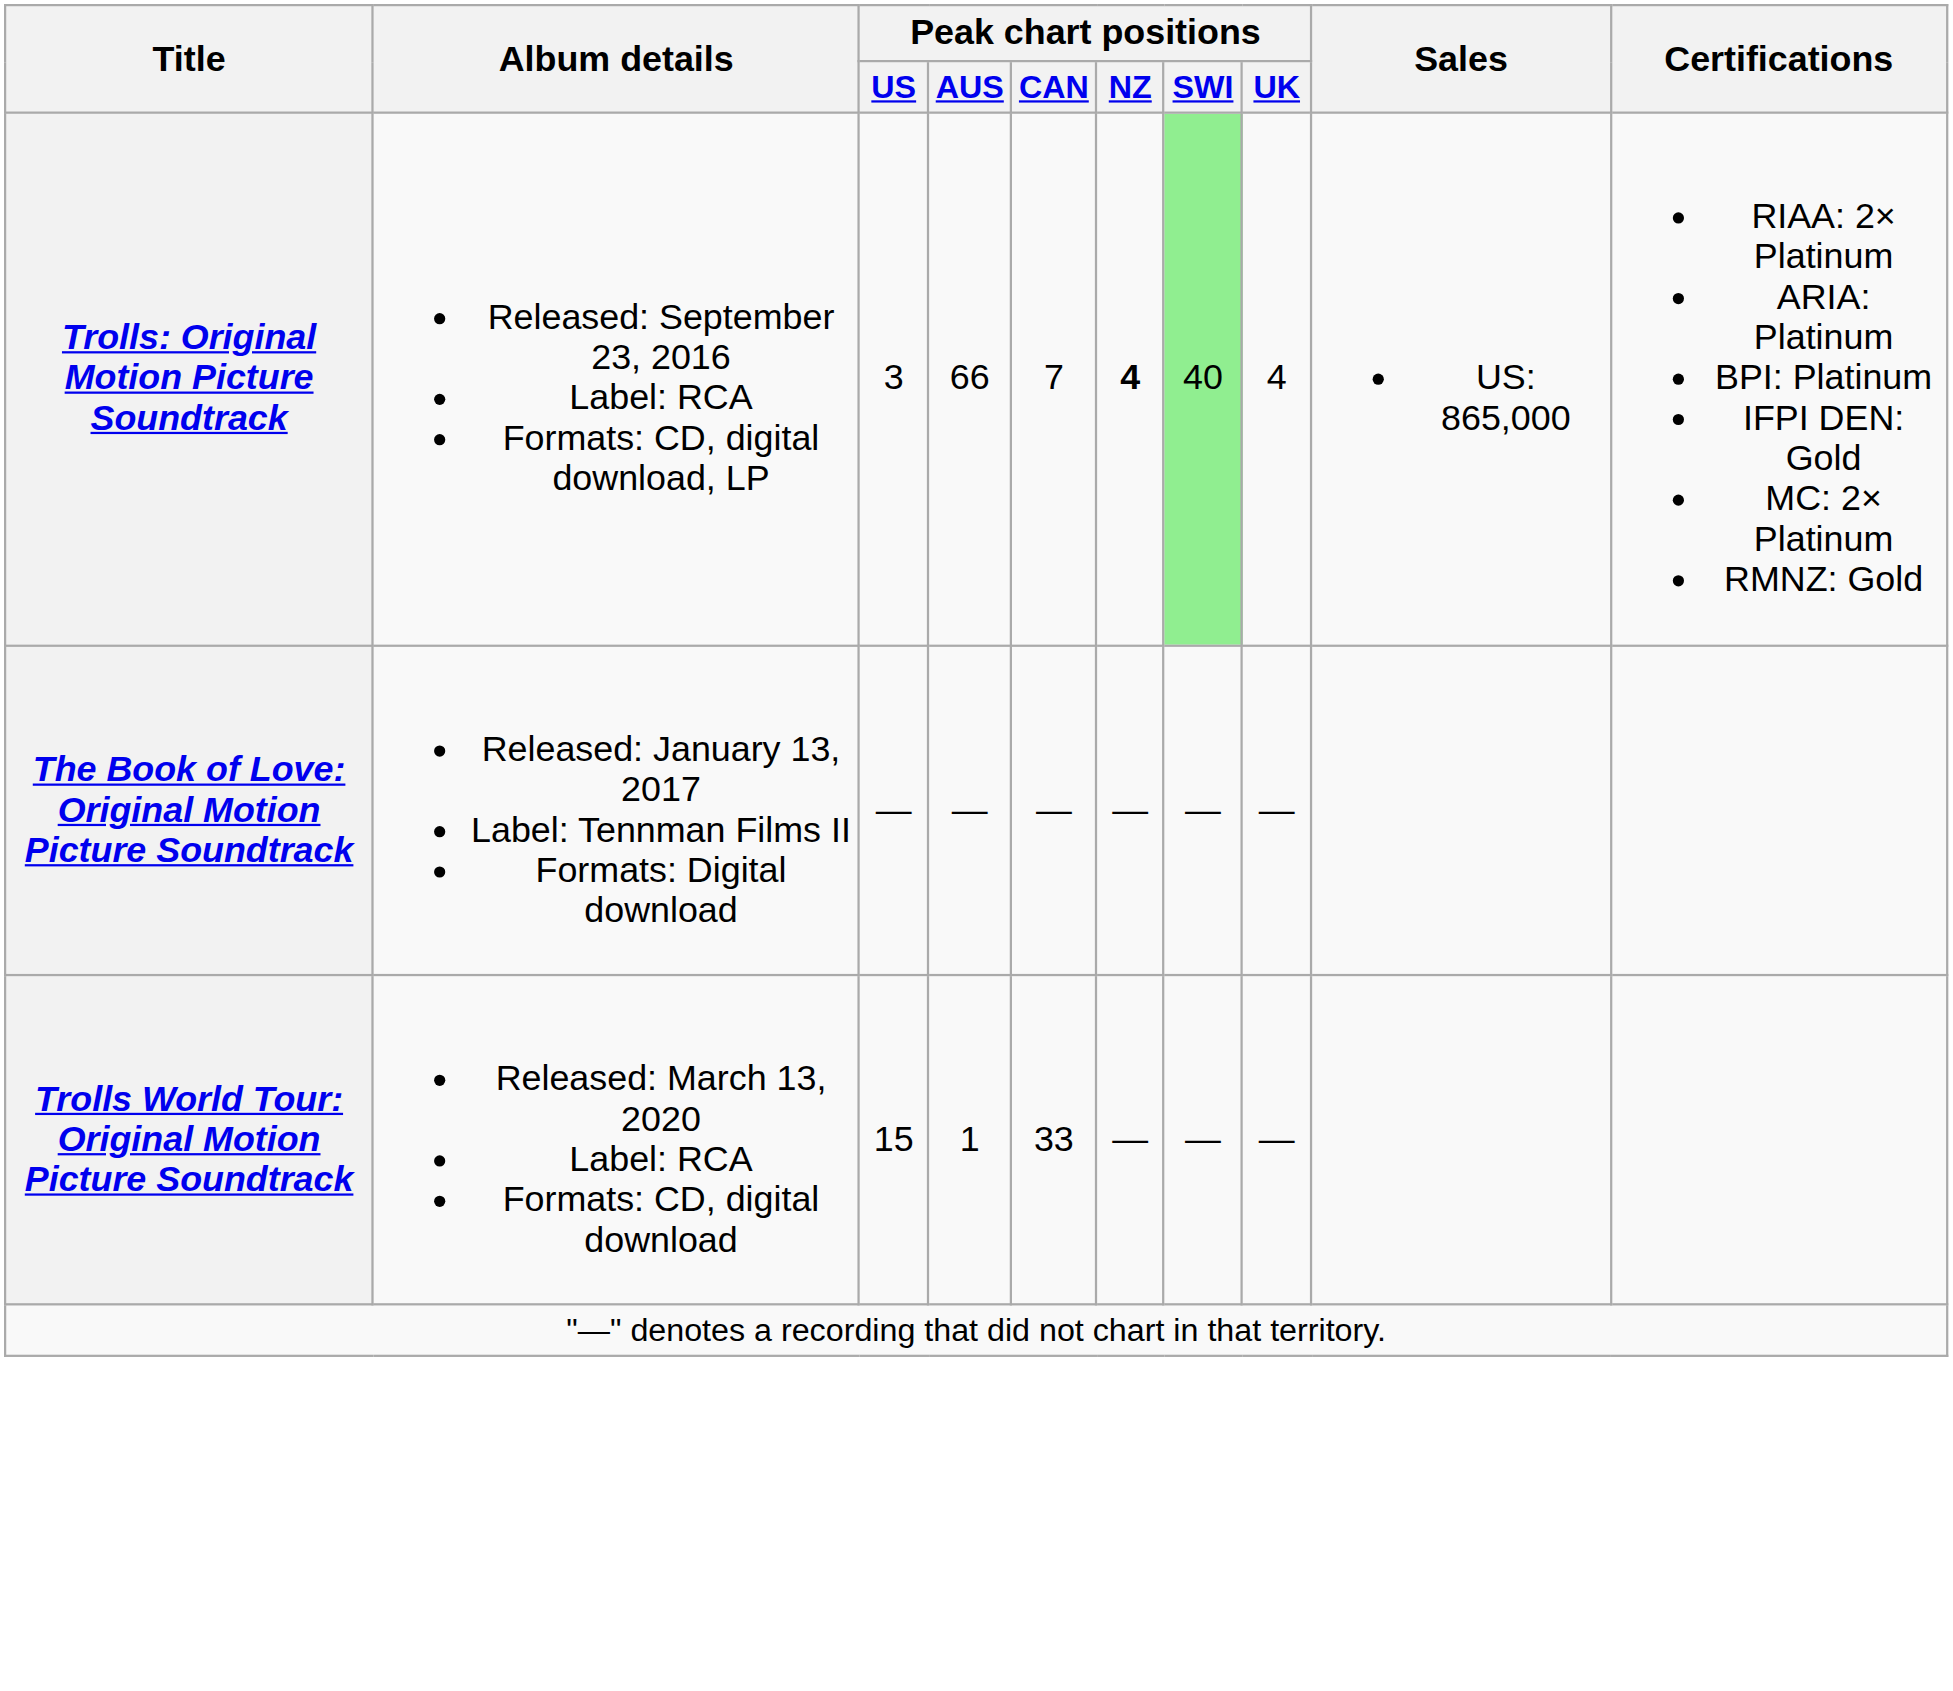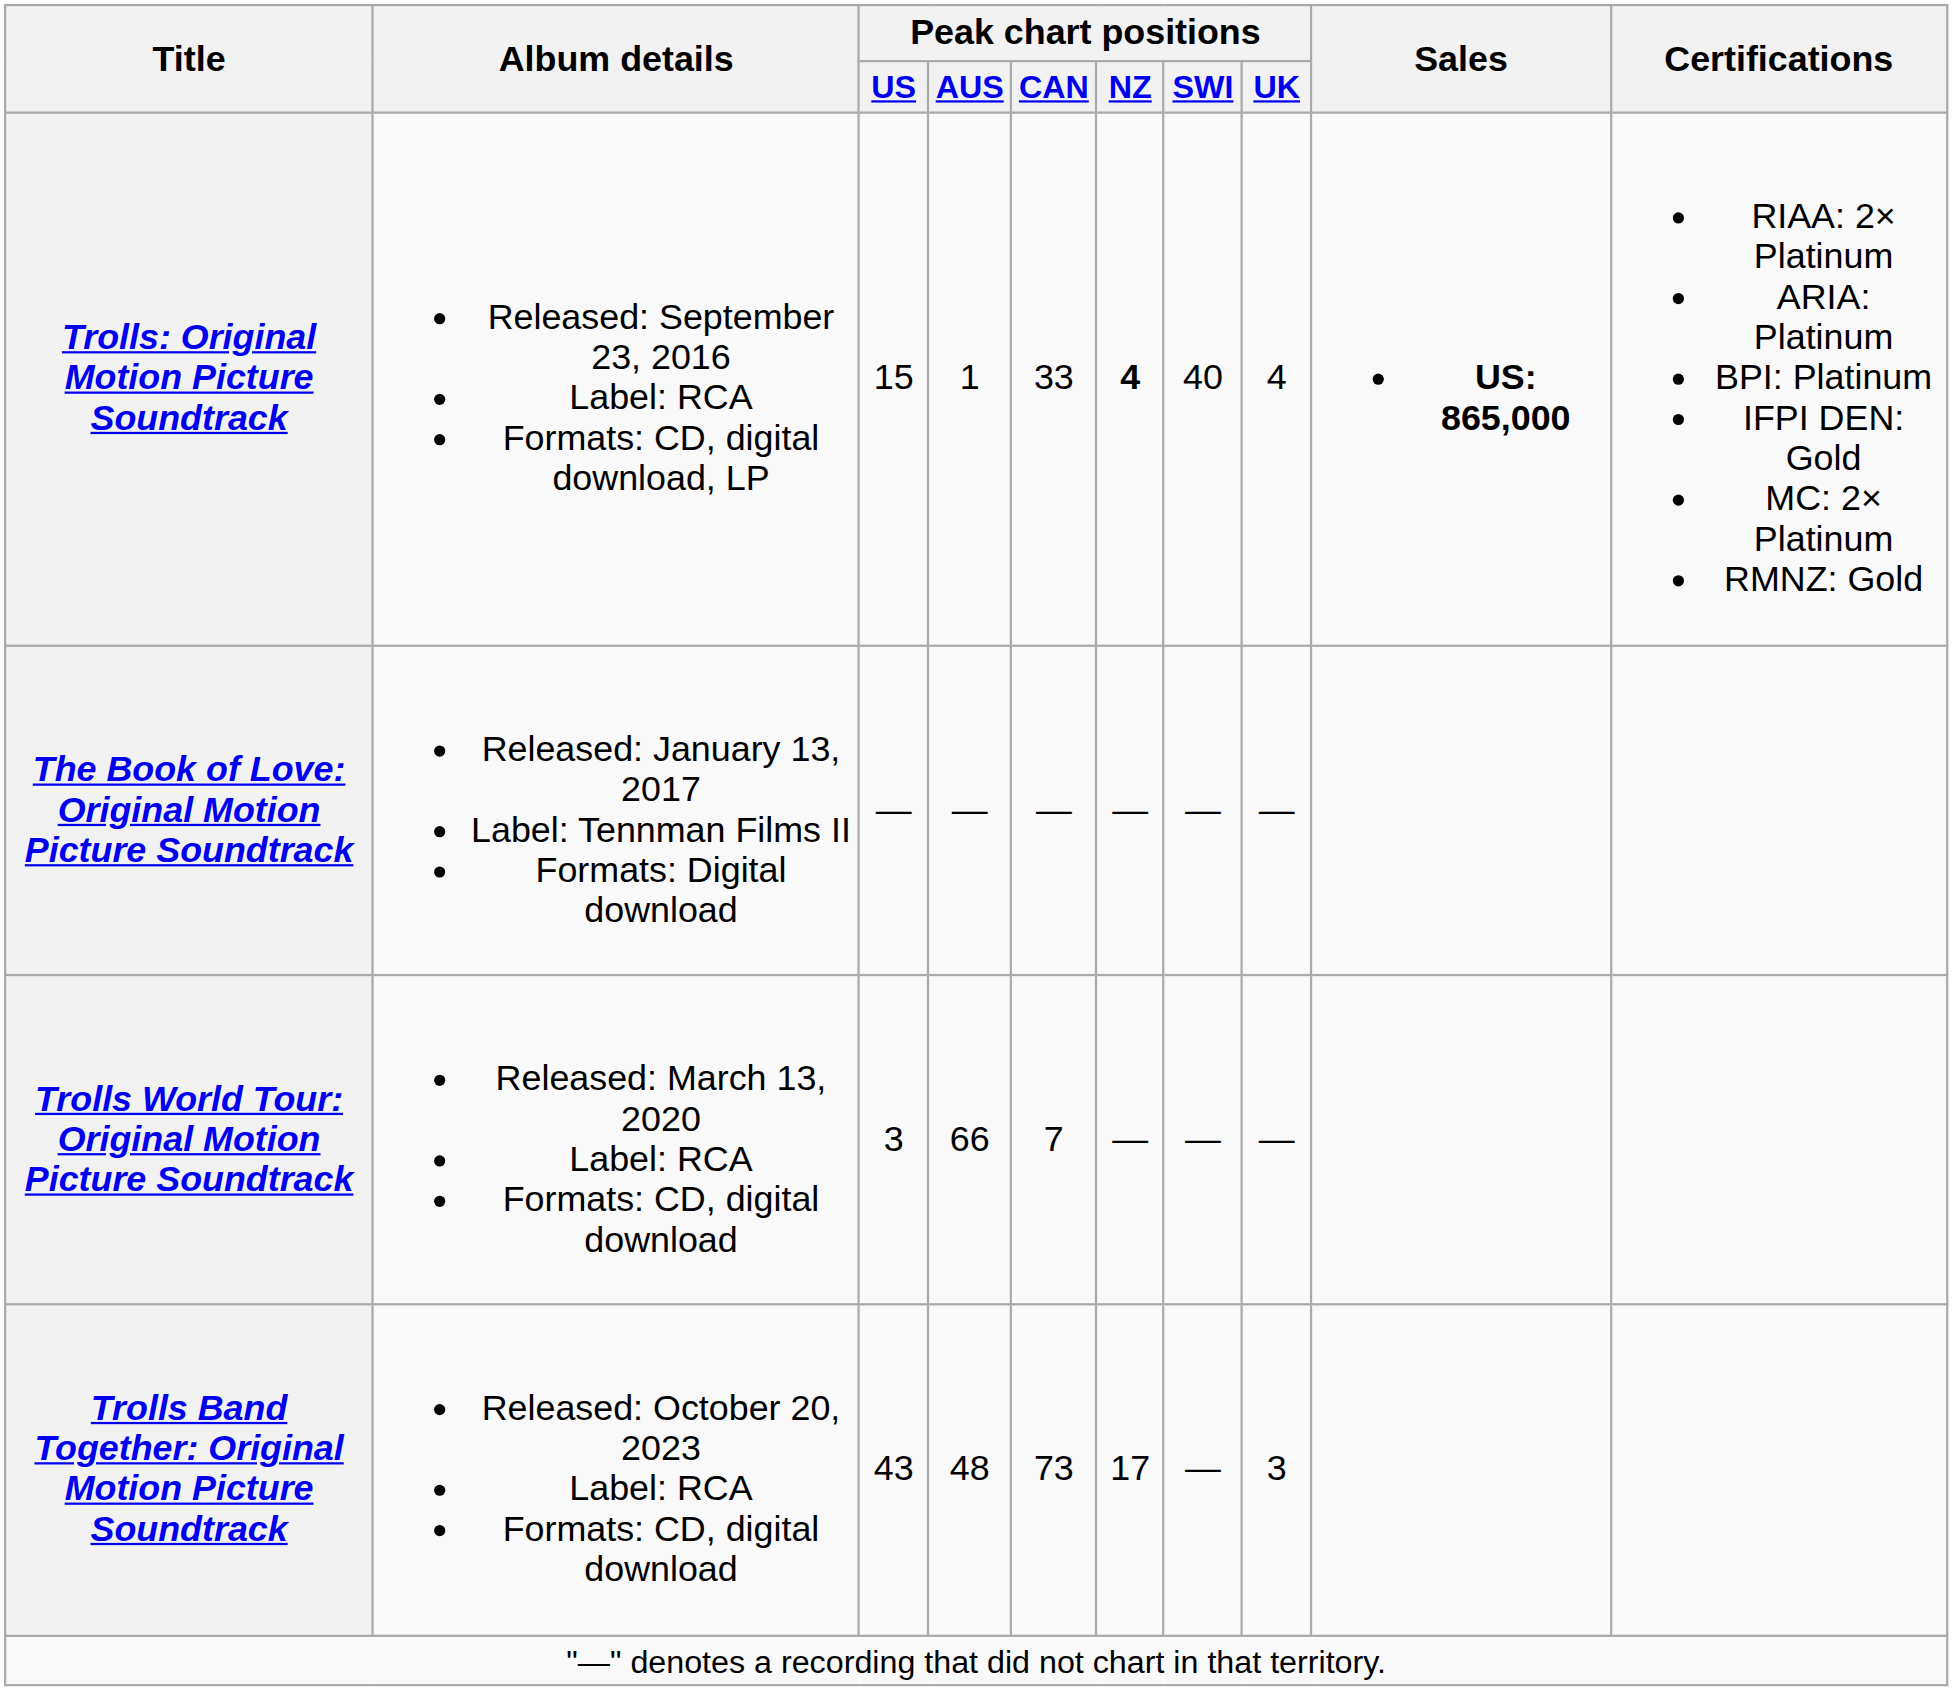(894, 378) 3 -> (894, 378) 15
(970, 378) 66 -> (970, 378) 1
(1054, 378) 7 -> (1054, 378) 33
(1203, 378) lightgreen background -> (1203, 378) no background
(1461, 399) normal -> (1461, 399) bold
(894, 1139) 15 -> (894, 1139) 3
(970, 1139) 1 -> (970, 1139) 66
(1054, 1139) 33 -> (1054, 1139) 7
+ row: (189, 1469)
